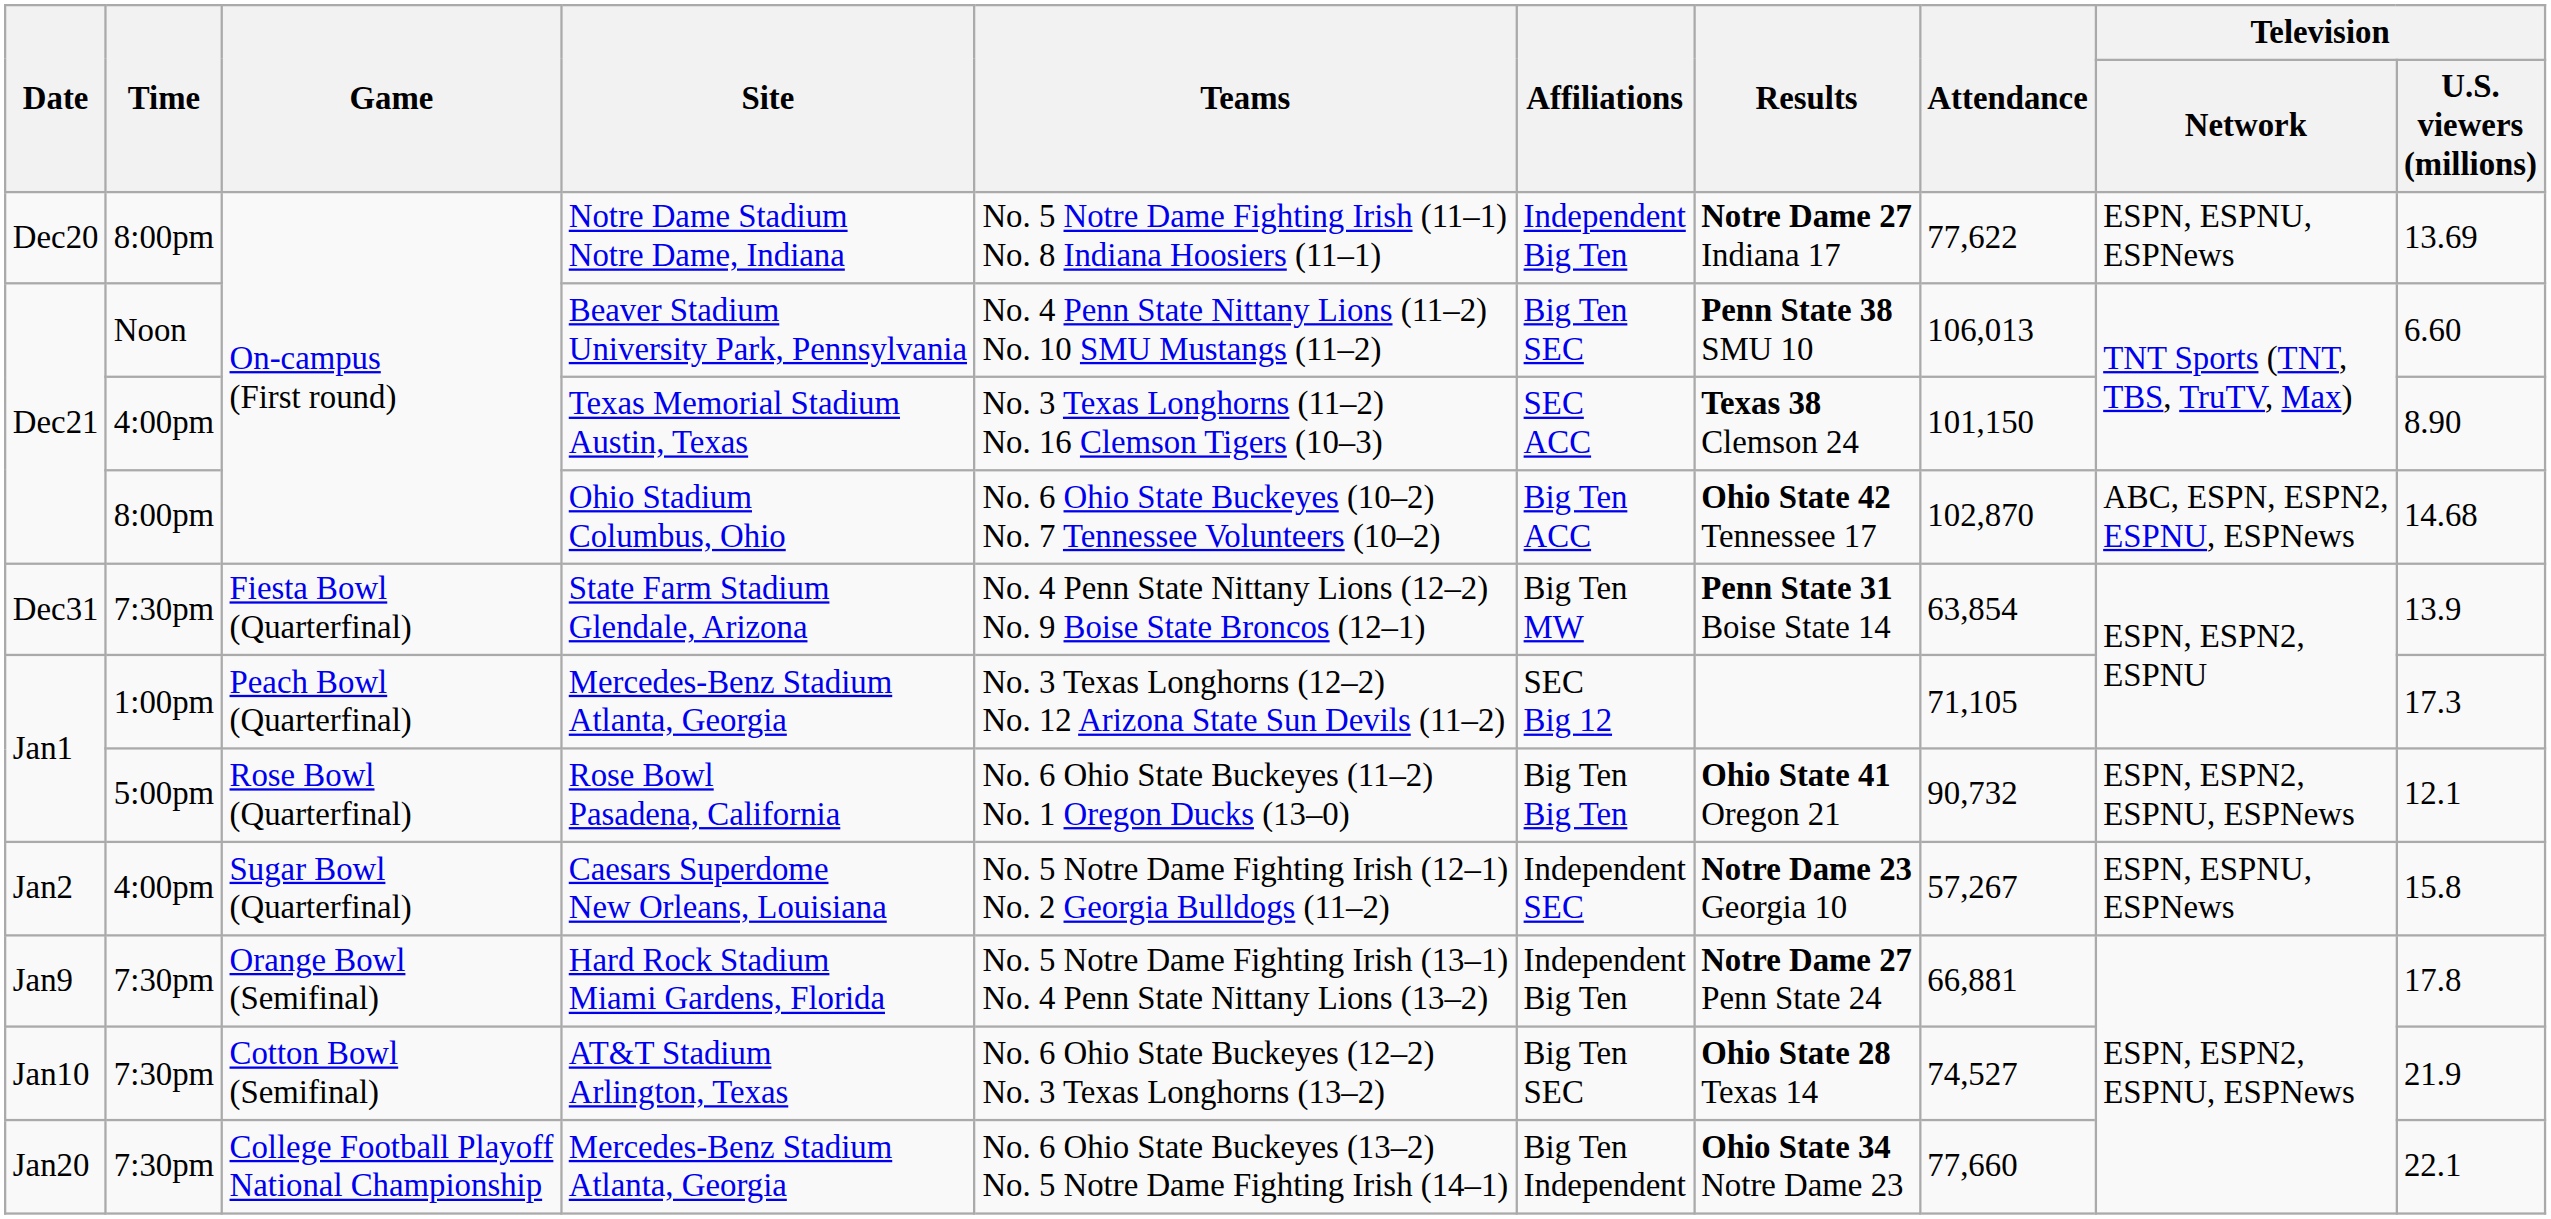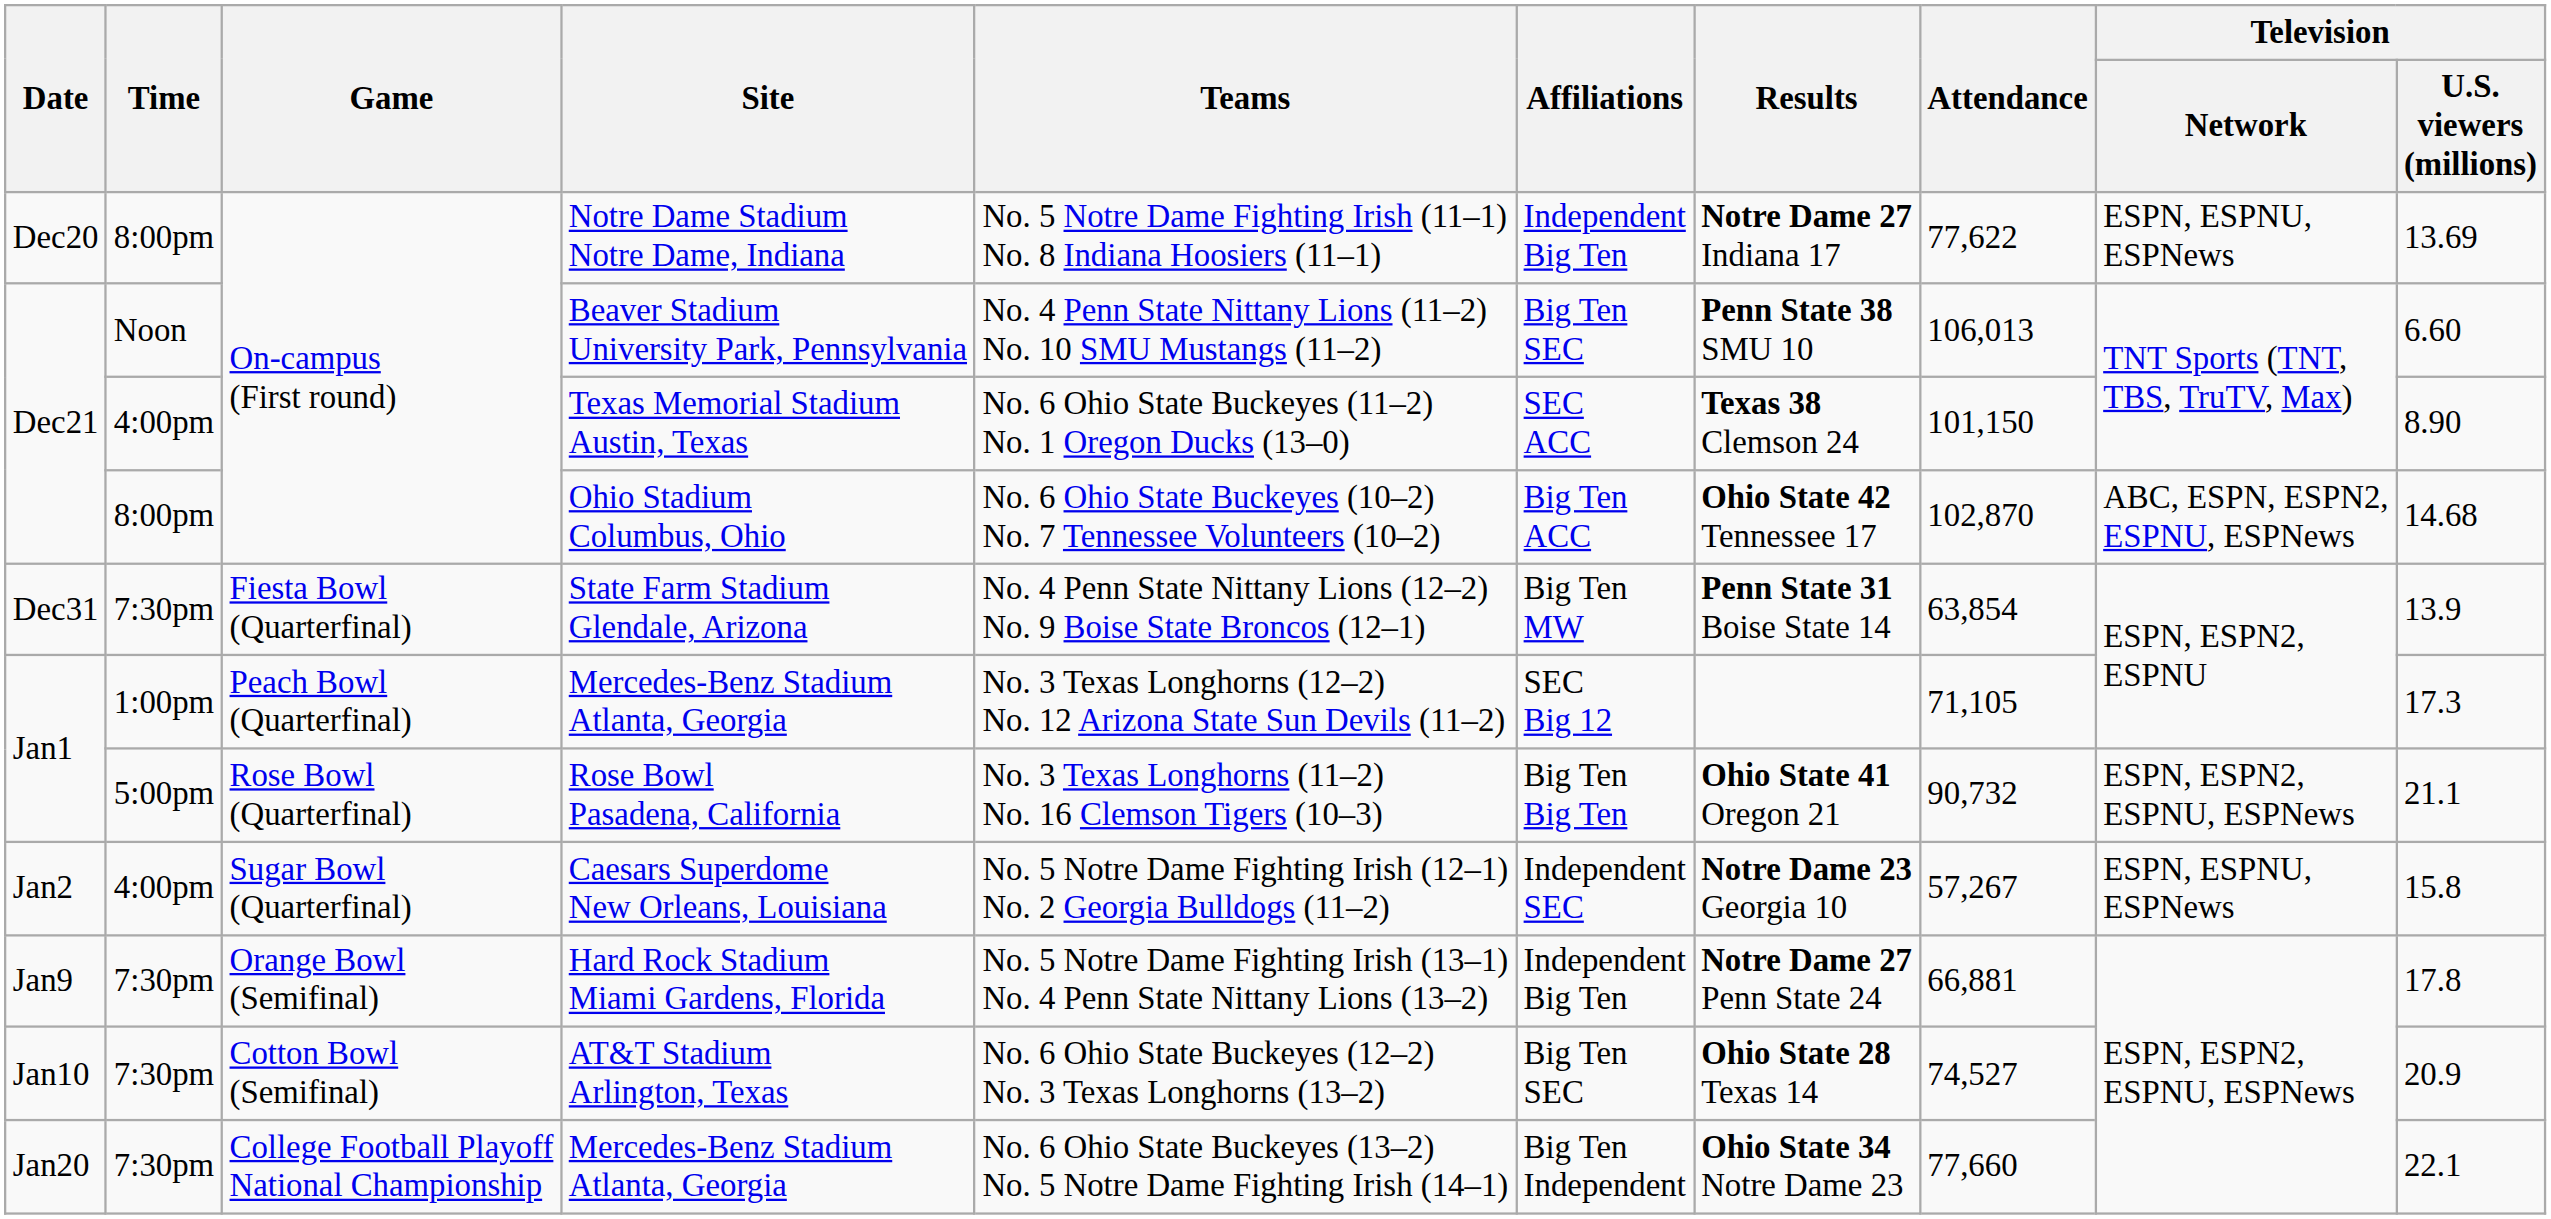(1183, 422) No. 3 Texas Longhorns (11–2) No. 16 Clemson Tigers (10–3) -> (1208, 422) No. 6 Ohio State Buckeyes (11–2) No. 1 Oregon Ducks (13–0)
(1208, 794) No. 6 Ohio State Buckeyes (11–2) No. 1 Oregon Ducks (13–0) -> (1183, 794) No. 3 Texas Longhorns (11–2) No. 16 Clemson Tigers (10–3)
(2433, 794) 12.1 -> (2433, 794) 21.1
(2433, 1073) 21.9 -> (2433, 1073) 20.9
